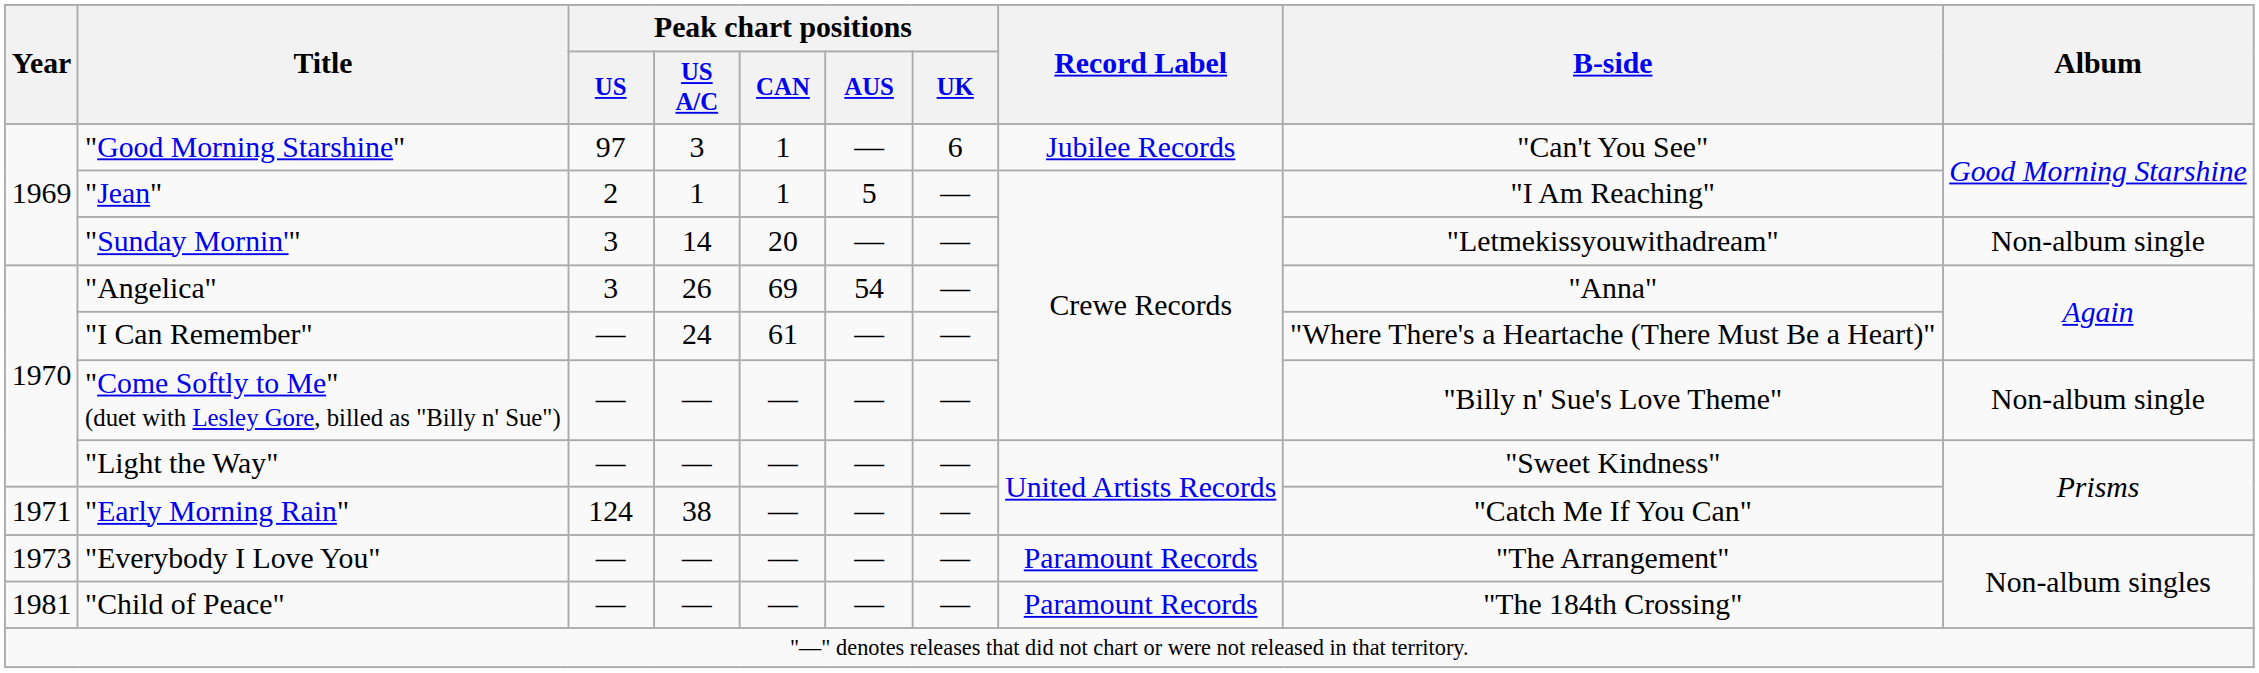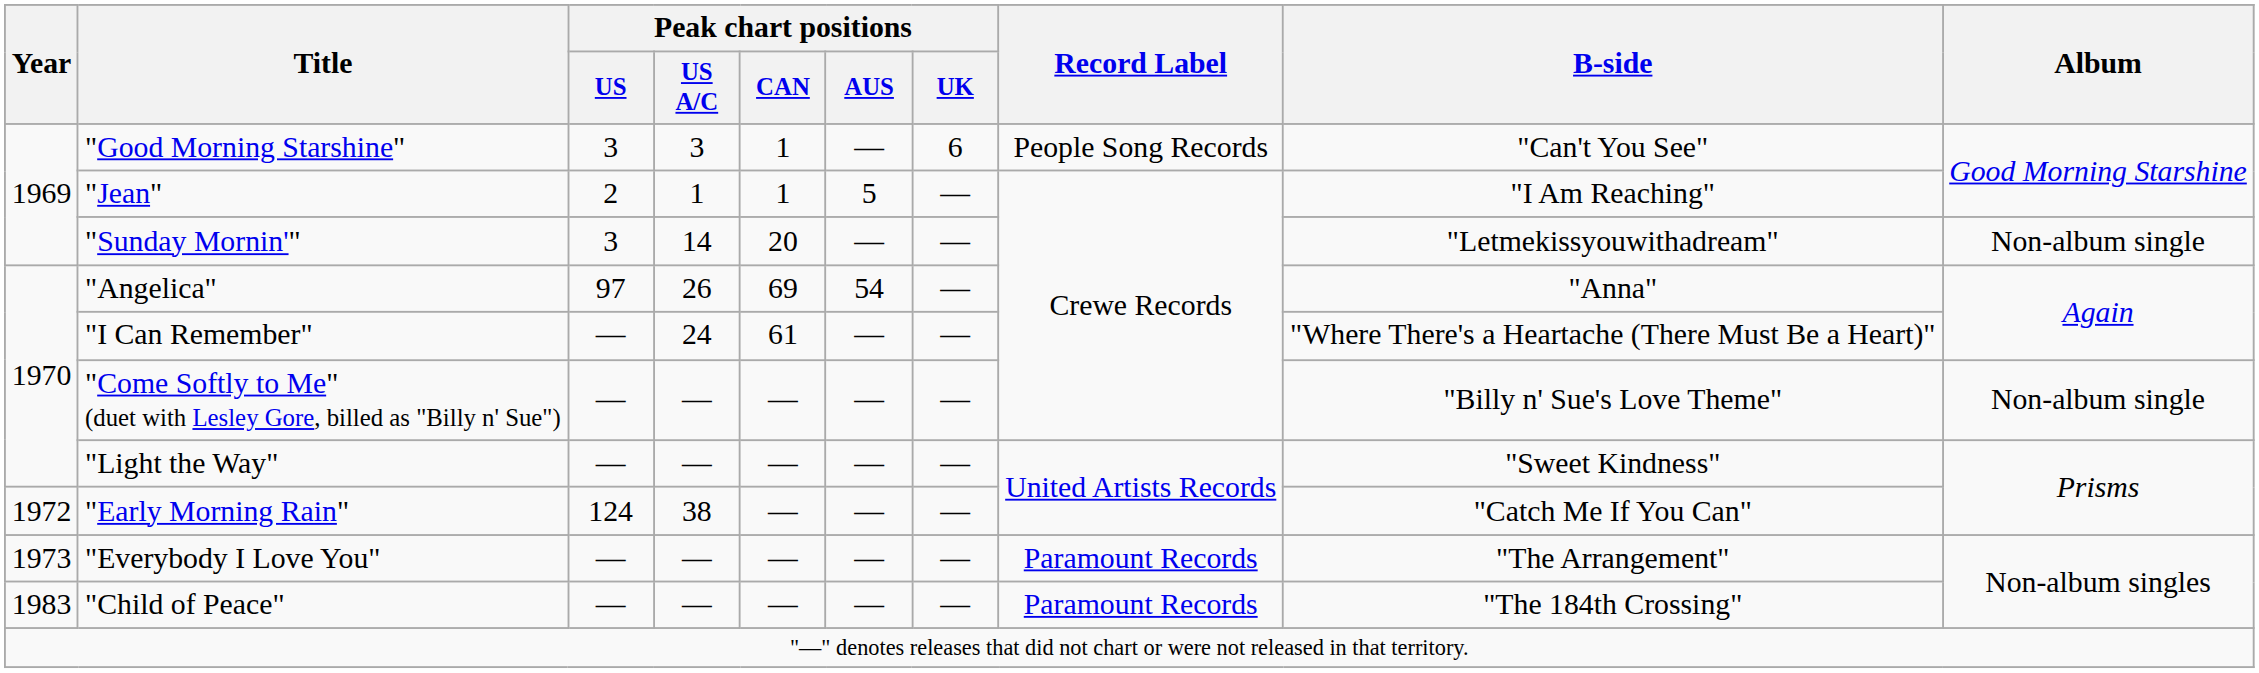(611, 146) 97 -> (611, 146) 3
(1141, 146) Jubilee Records -> (1141, 146) People Song Records
(611, 288) 3 -> (611, 288) 97
(42, 510) 1971 -> (42, 510) 1972
(42, 604) 1981 -> (42, 604) 1983
